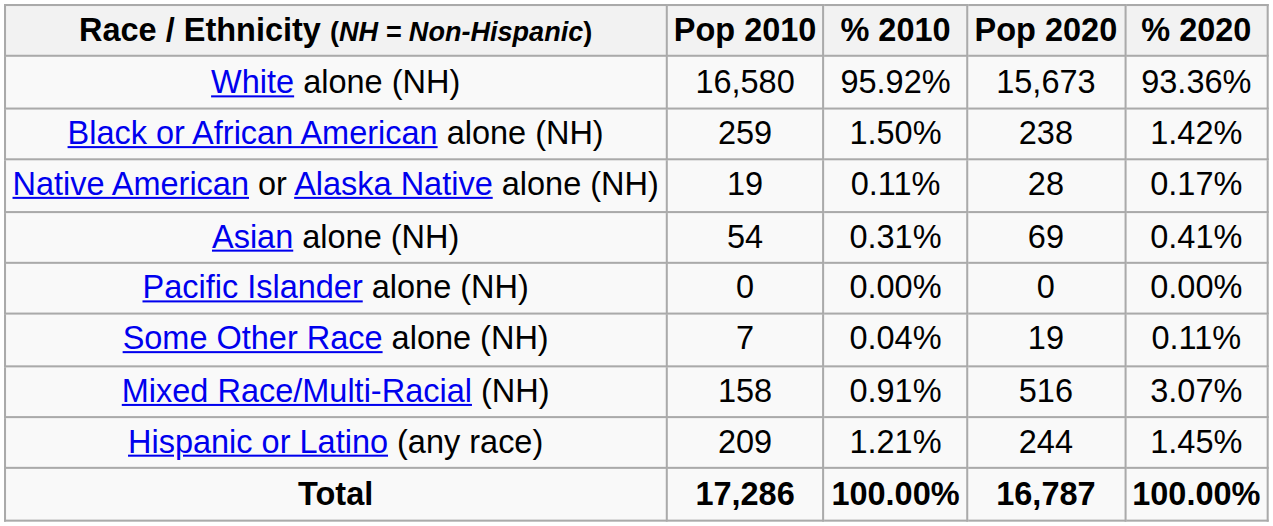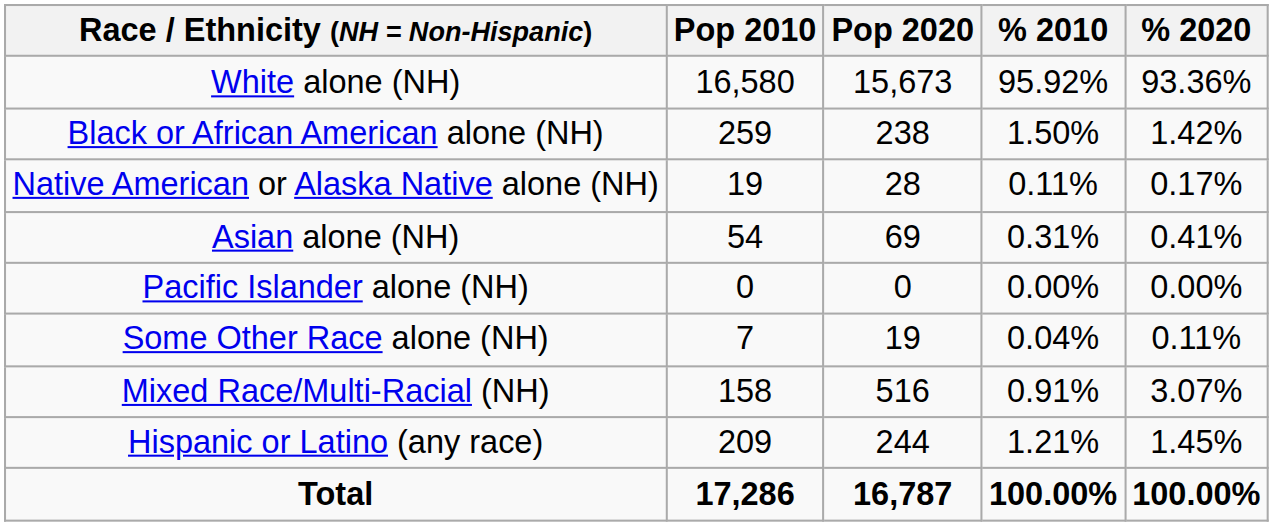columns swapped: (1046, 30) <-> (896, 30)
